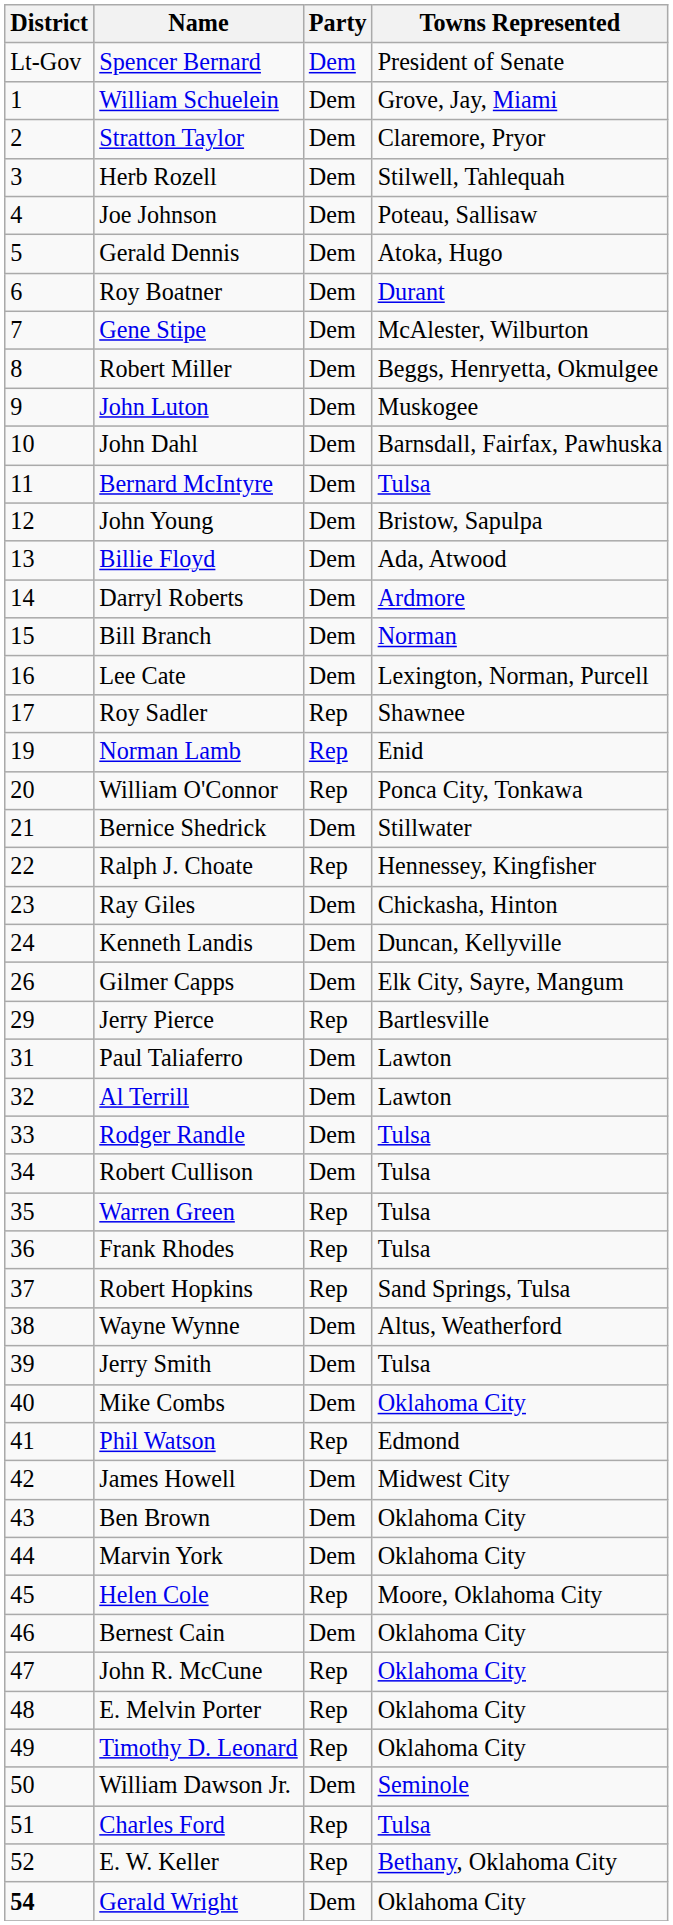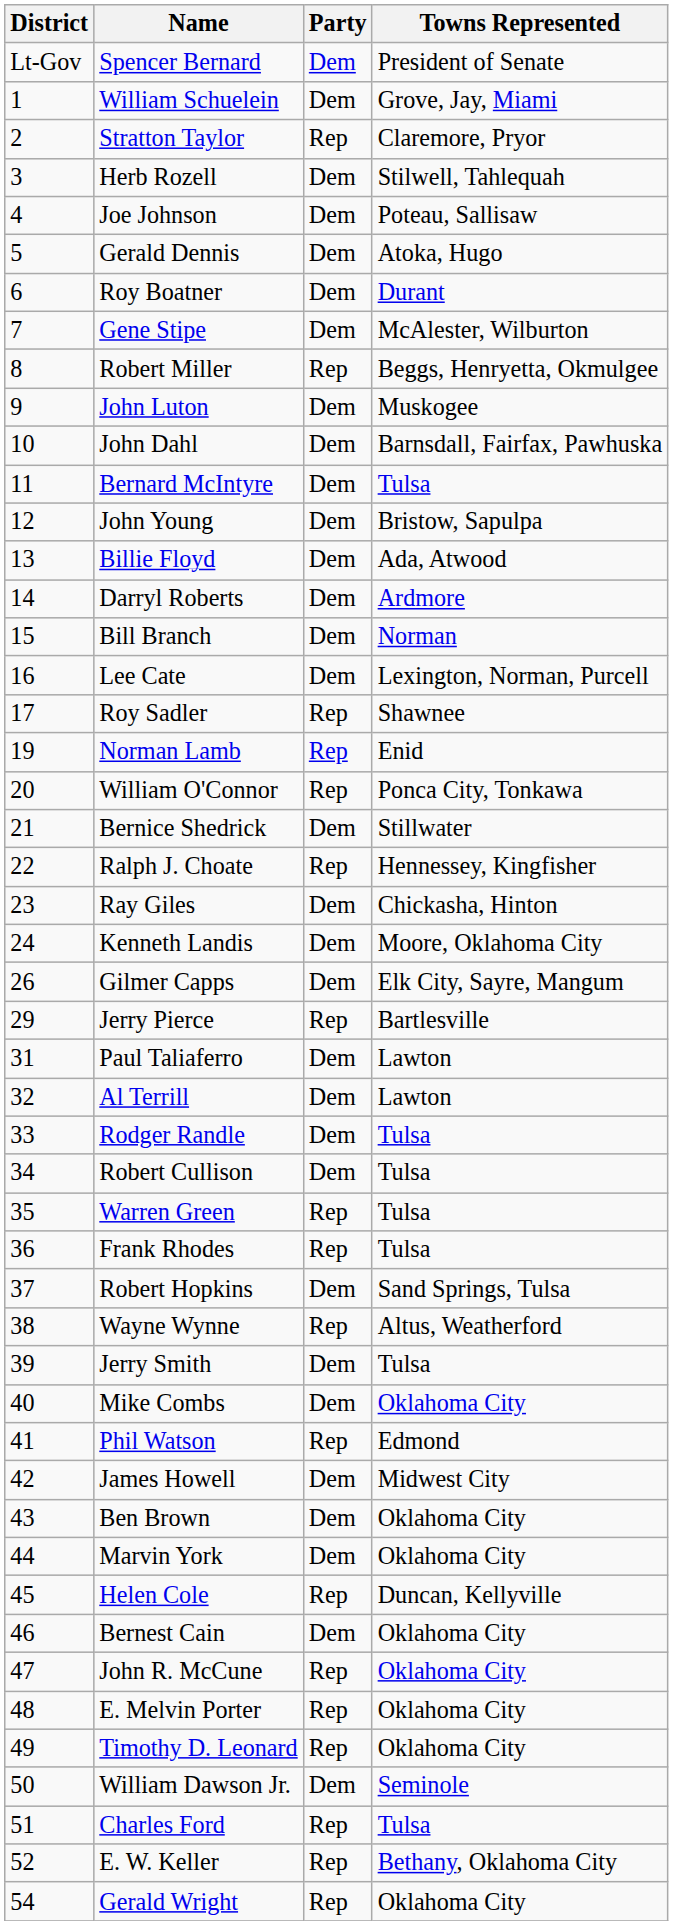(332, 138) Dem -> (328, 138) Rep
(332, 368) Dem -> (328, 368) Rep
(470, 943) Duncan, Kellyville -> (490, 943) Moore, Oklahoma City
(328, 1288) Rep -> (332, 1288) Dem
(332, 1326) Dem -> (328, 1326) Rep
(490, 1594) Moore, Oklahoma City -> (470, 1594) Duncan, Kellyville
(22, 1901) bold -> (22, 1901) normal
(332, 1901) Dem -> (328, 1901) Rep
